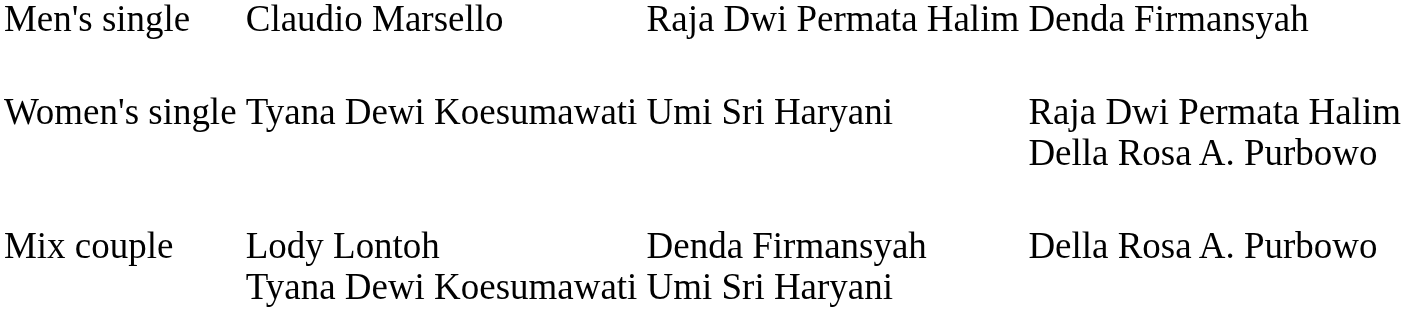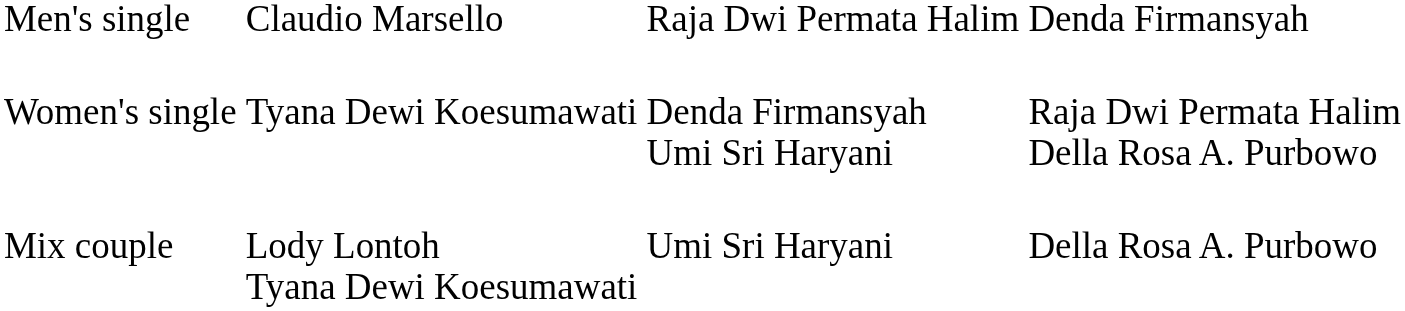(770, 111) Umi Sri Haryani -> (787, 132) Denda Firmansyah Umi Sri Haryani
(787, 266) Denda Firmansyah Umi Sri Haryani -> (770, 245) Umi Sri Haryani
